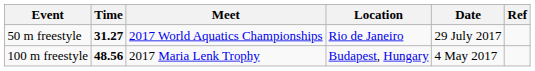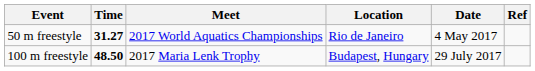(468, 35) 29 July 2017 -> (466, 35) 4 May 2017
(109, 55) 48.56 -> (109, 55) 48.50
(466, 55) 4 May 2017 -> (468, 55) 29 July 2017
